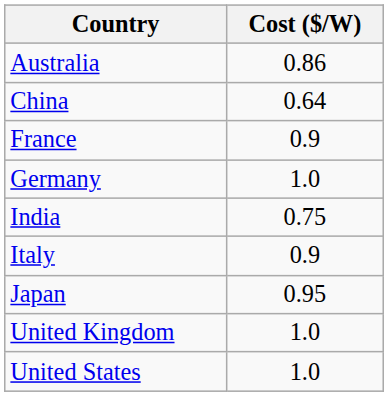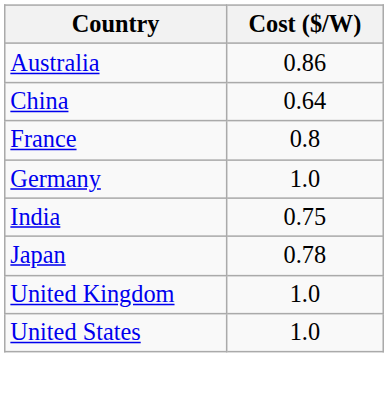(305, 139) 0.9 -> (305, 139) 0.8
- row: (33, 255)
(305, 294) 0.95 -> (305, 255) 0.78
